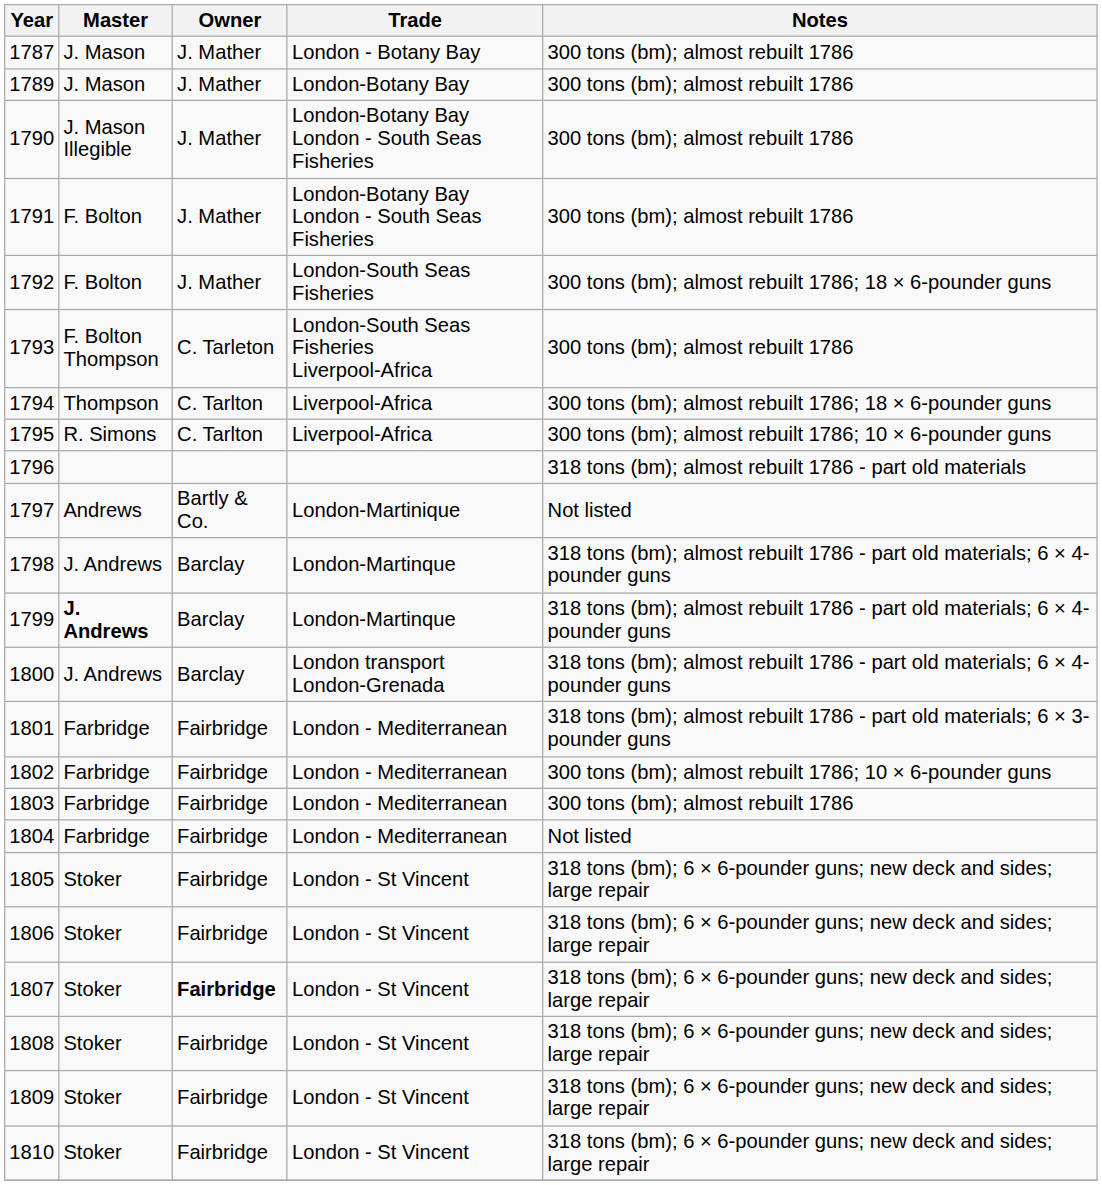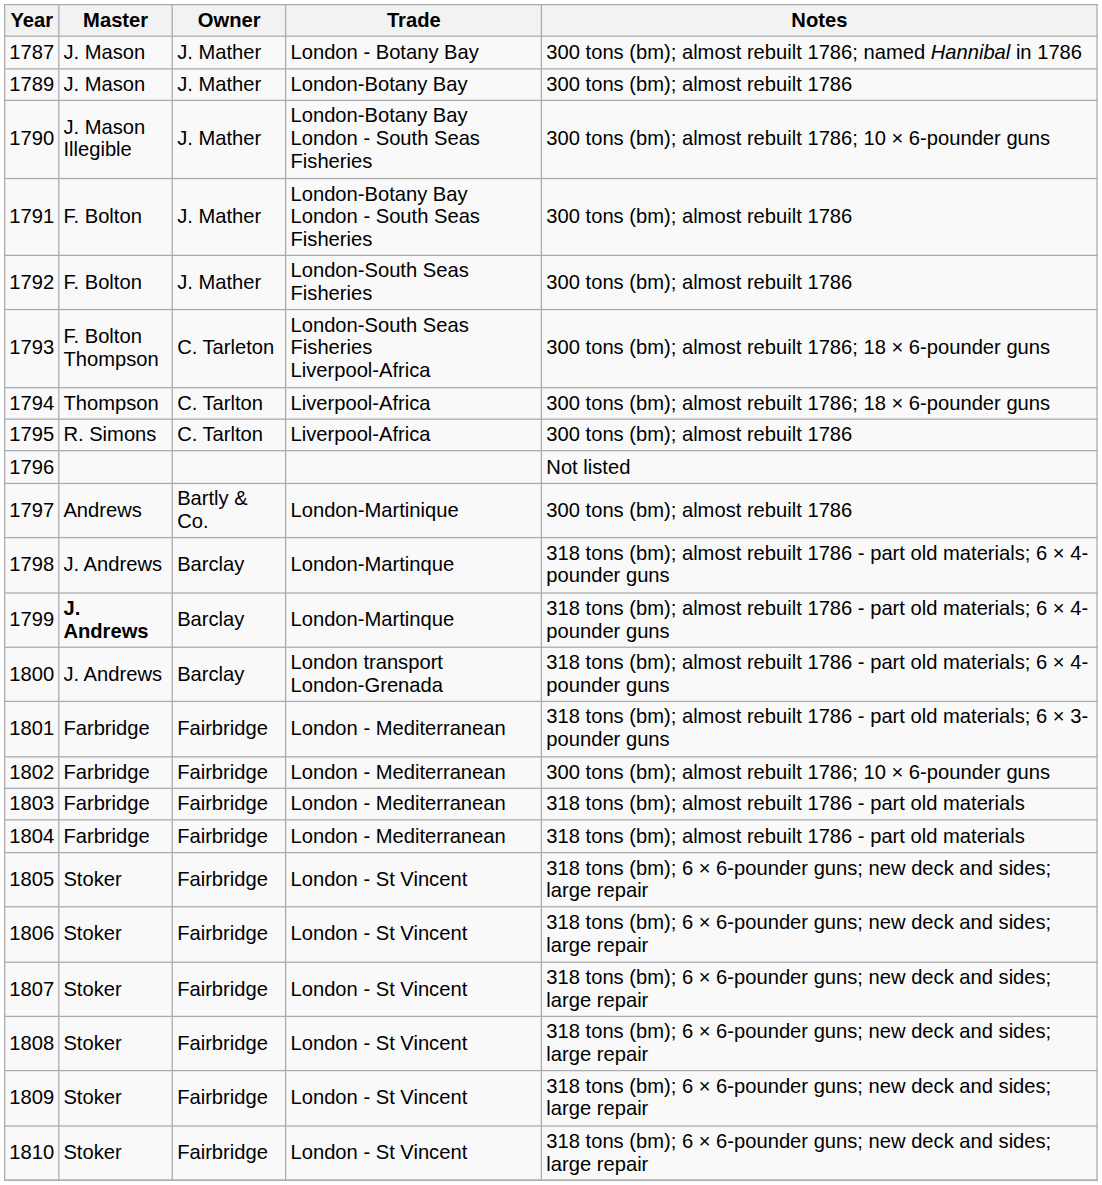(701, 52) 300 tons (bm); almost rebuilt 1786 -> (814, 52) 300 tons (bm); almost rebuilt 1786; named Hannibal in 1786
(701, 139) 300 tons (bm); almost rebuilt 1786 -> (798, 139) 300 tons (bm); almost rebuilt 1786; 10 × 6-pounder guns
(799, 282) 300 tons (bm); almost rebuilt 1786; 18 × 6-pounder guns -> (699, 282) 300 tons (bm); almost rebuilt 1786
(701, 348) 300 tons (bm); almost rebuilt 1786 -> (798, 348) 300 tons (bm); almost rebuilt 1786; 18 × 6-pounder guns
(799, 435) 300 tons (bm); almost rebuilt 1786; 10 × 6-pounder guns -> (699, 435) 300 tons (bm); almost rebuilt 1786
(787, 466) 318 tons (bm); almost rebuilt 1786 - part old materials -> (588, 466) Not listed
(590, 510) Not listed -> (699, 510) 300 tons (bm); almost rebuilt 1786
(701, 804) 300 tons (bm); almost rebuilt 1786 -> (786, 804) 318 tons (bm); almost rebuilt 1786 - part old materials
(590, 836) Not listed -> (786, 836) 318 tons (bm); almost rebuilt 1786 - part old materials
(226, 988) bold -> (223, 988) normal
